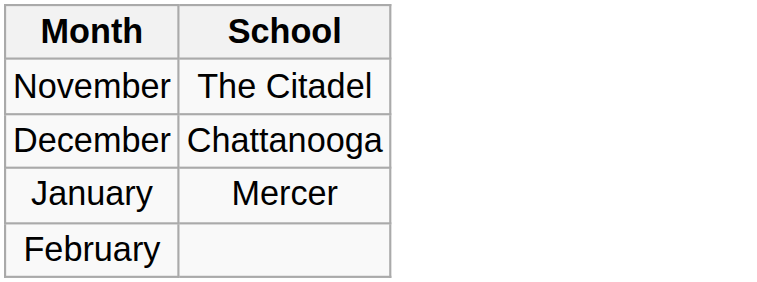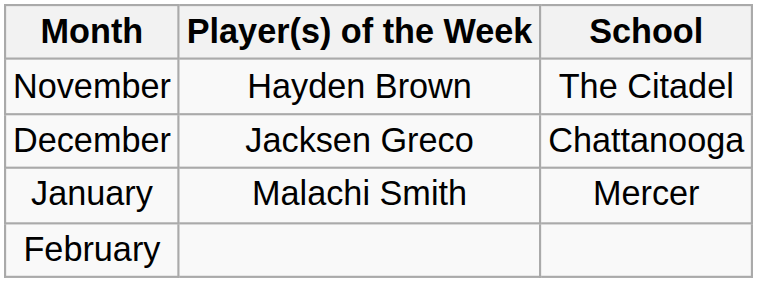+ column: (360, 31)
